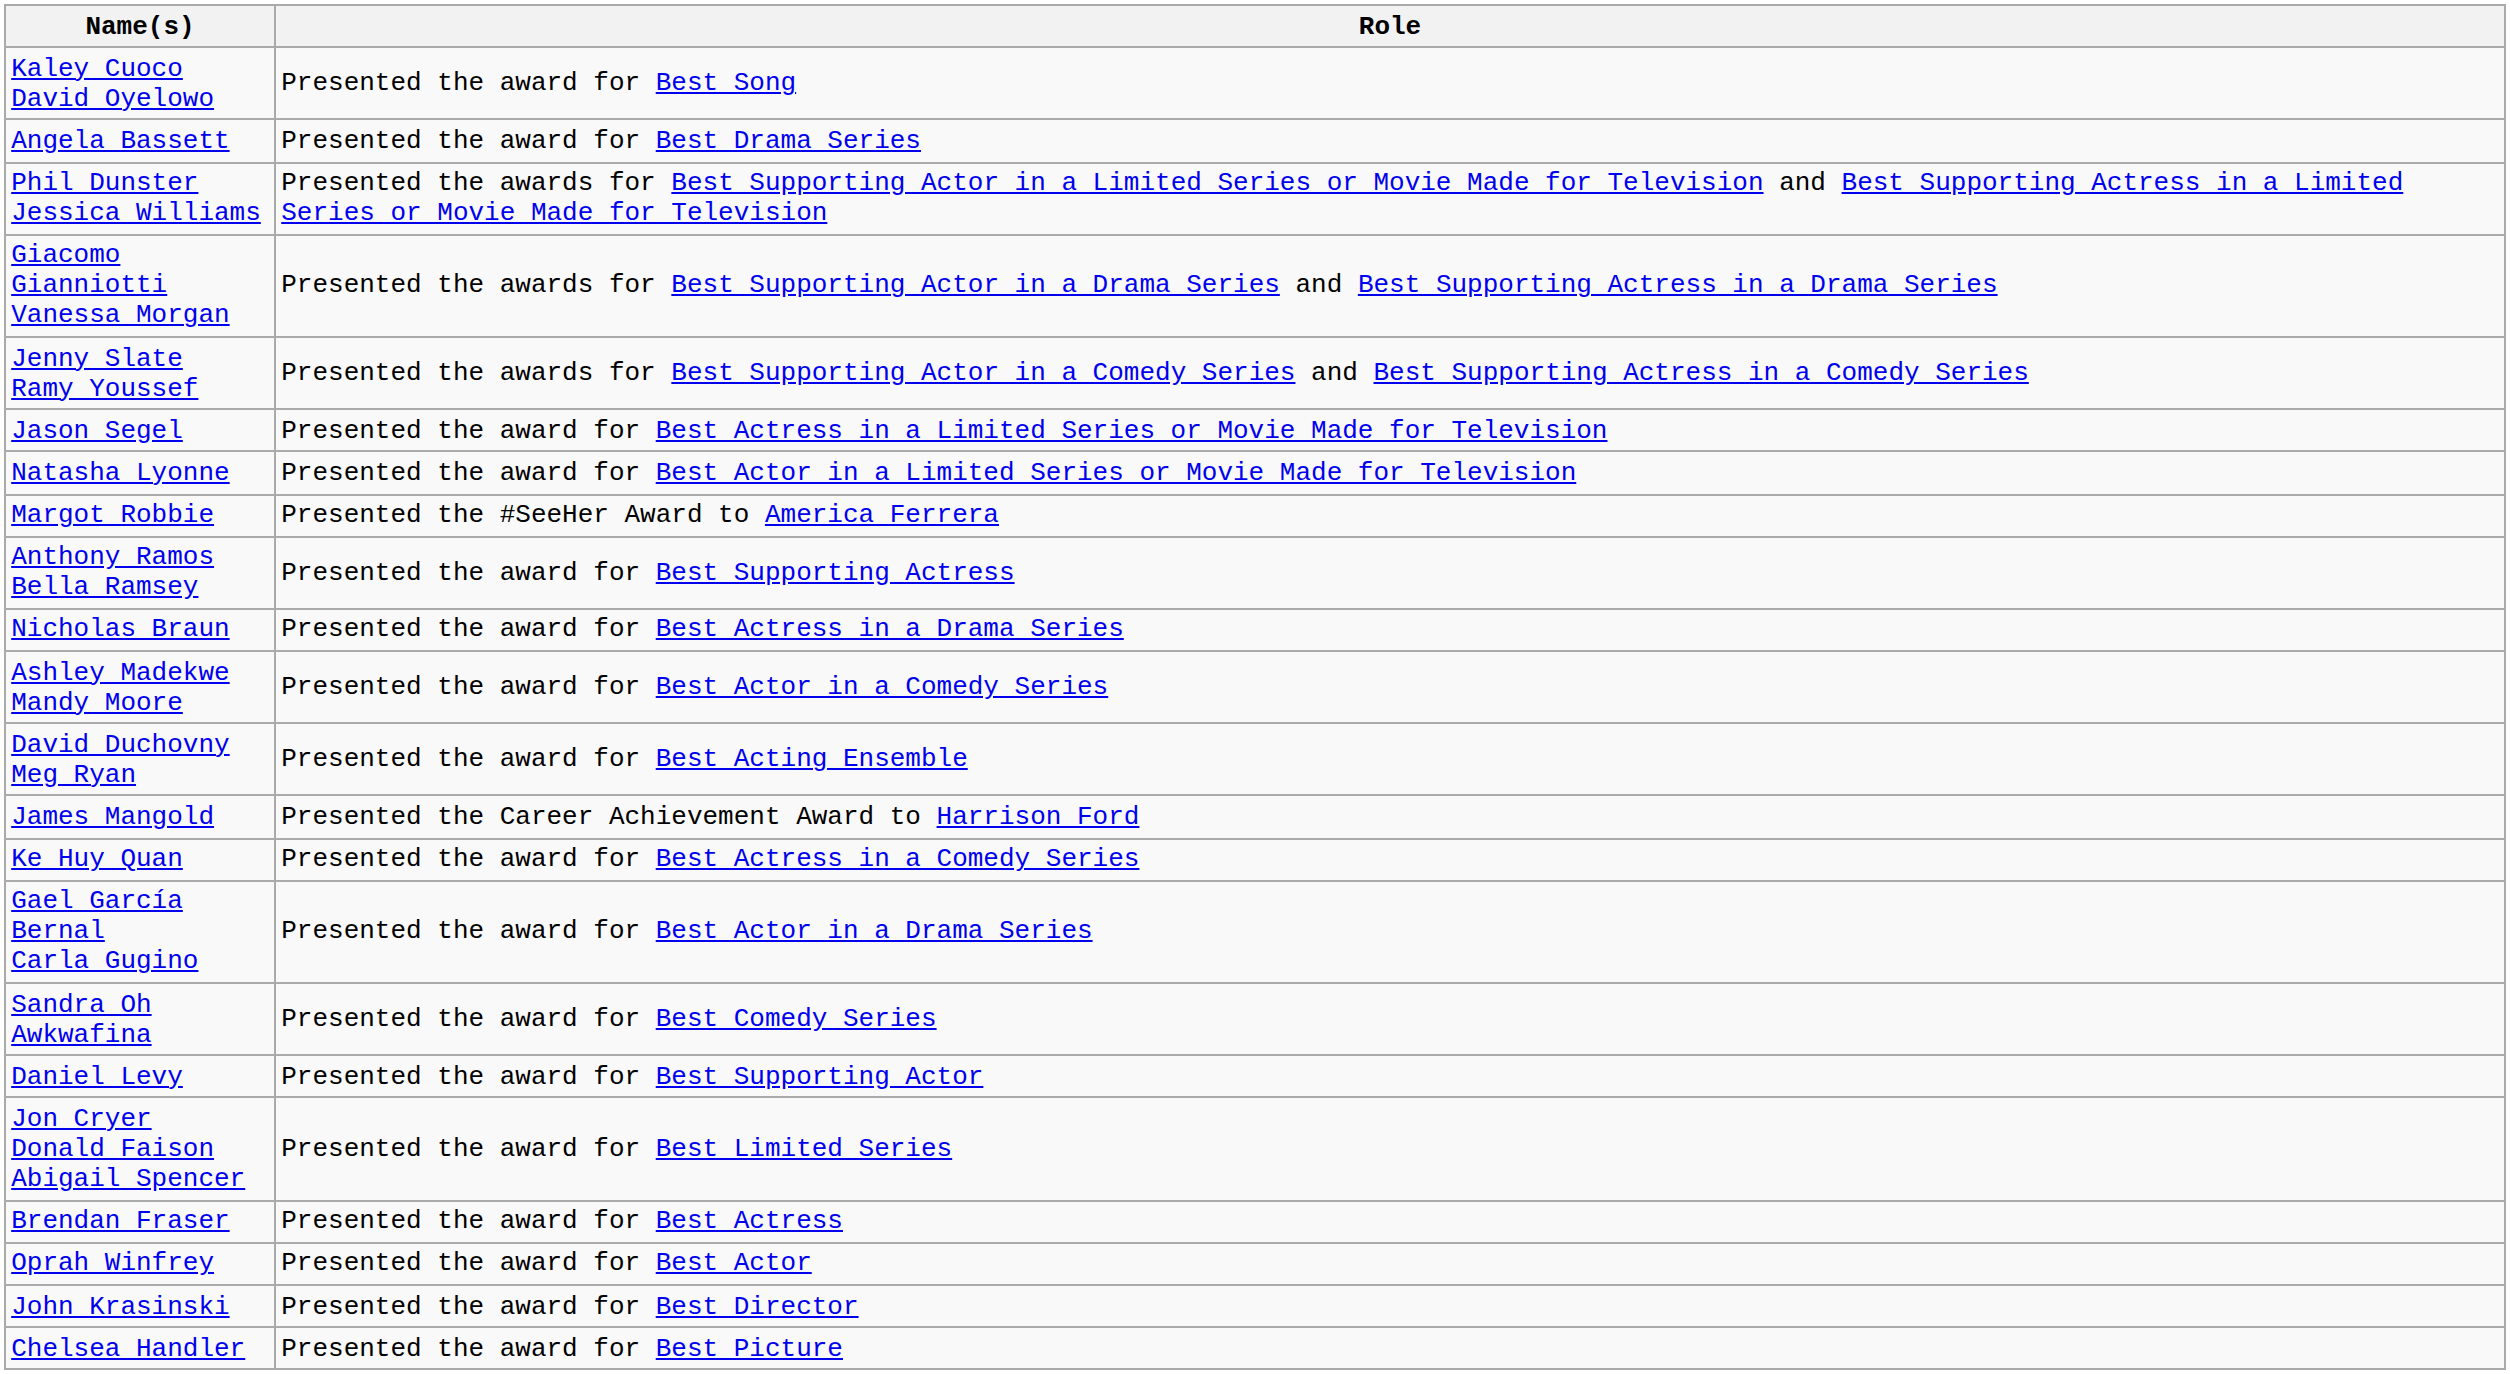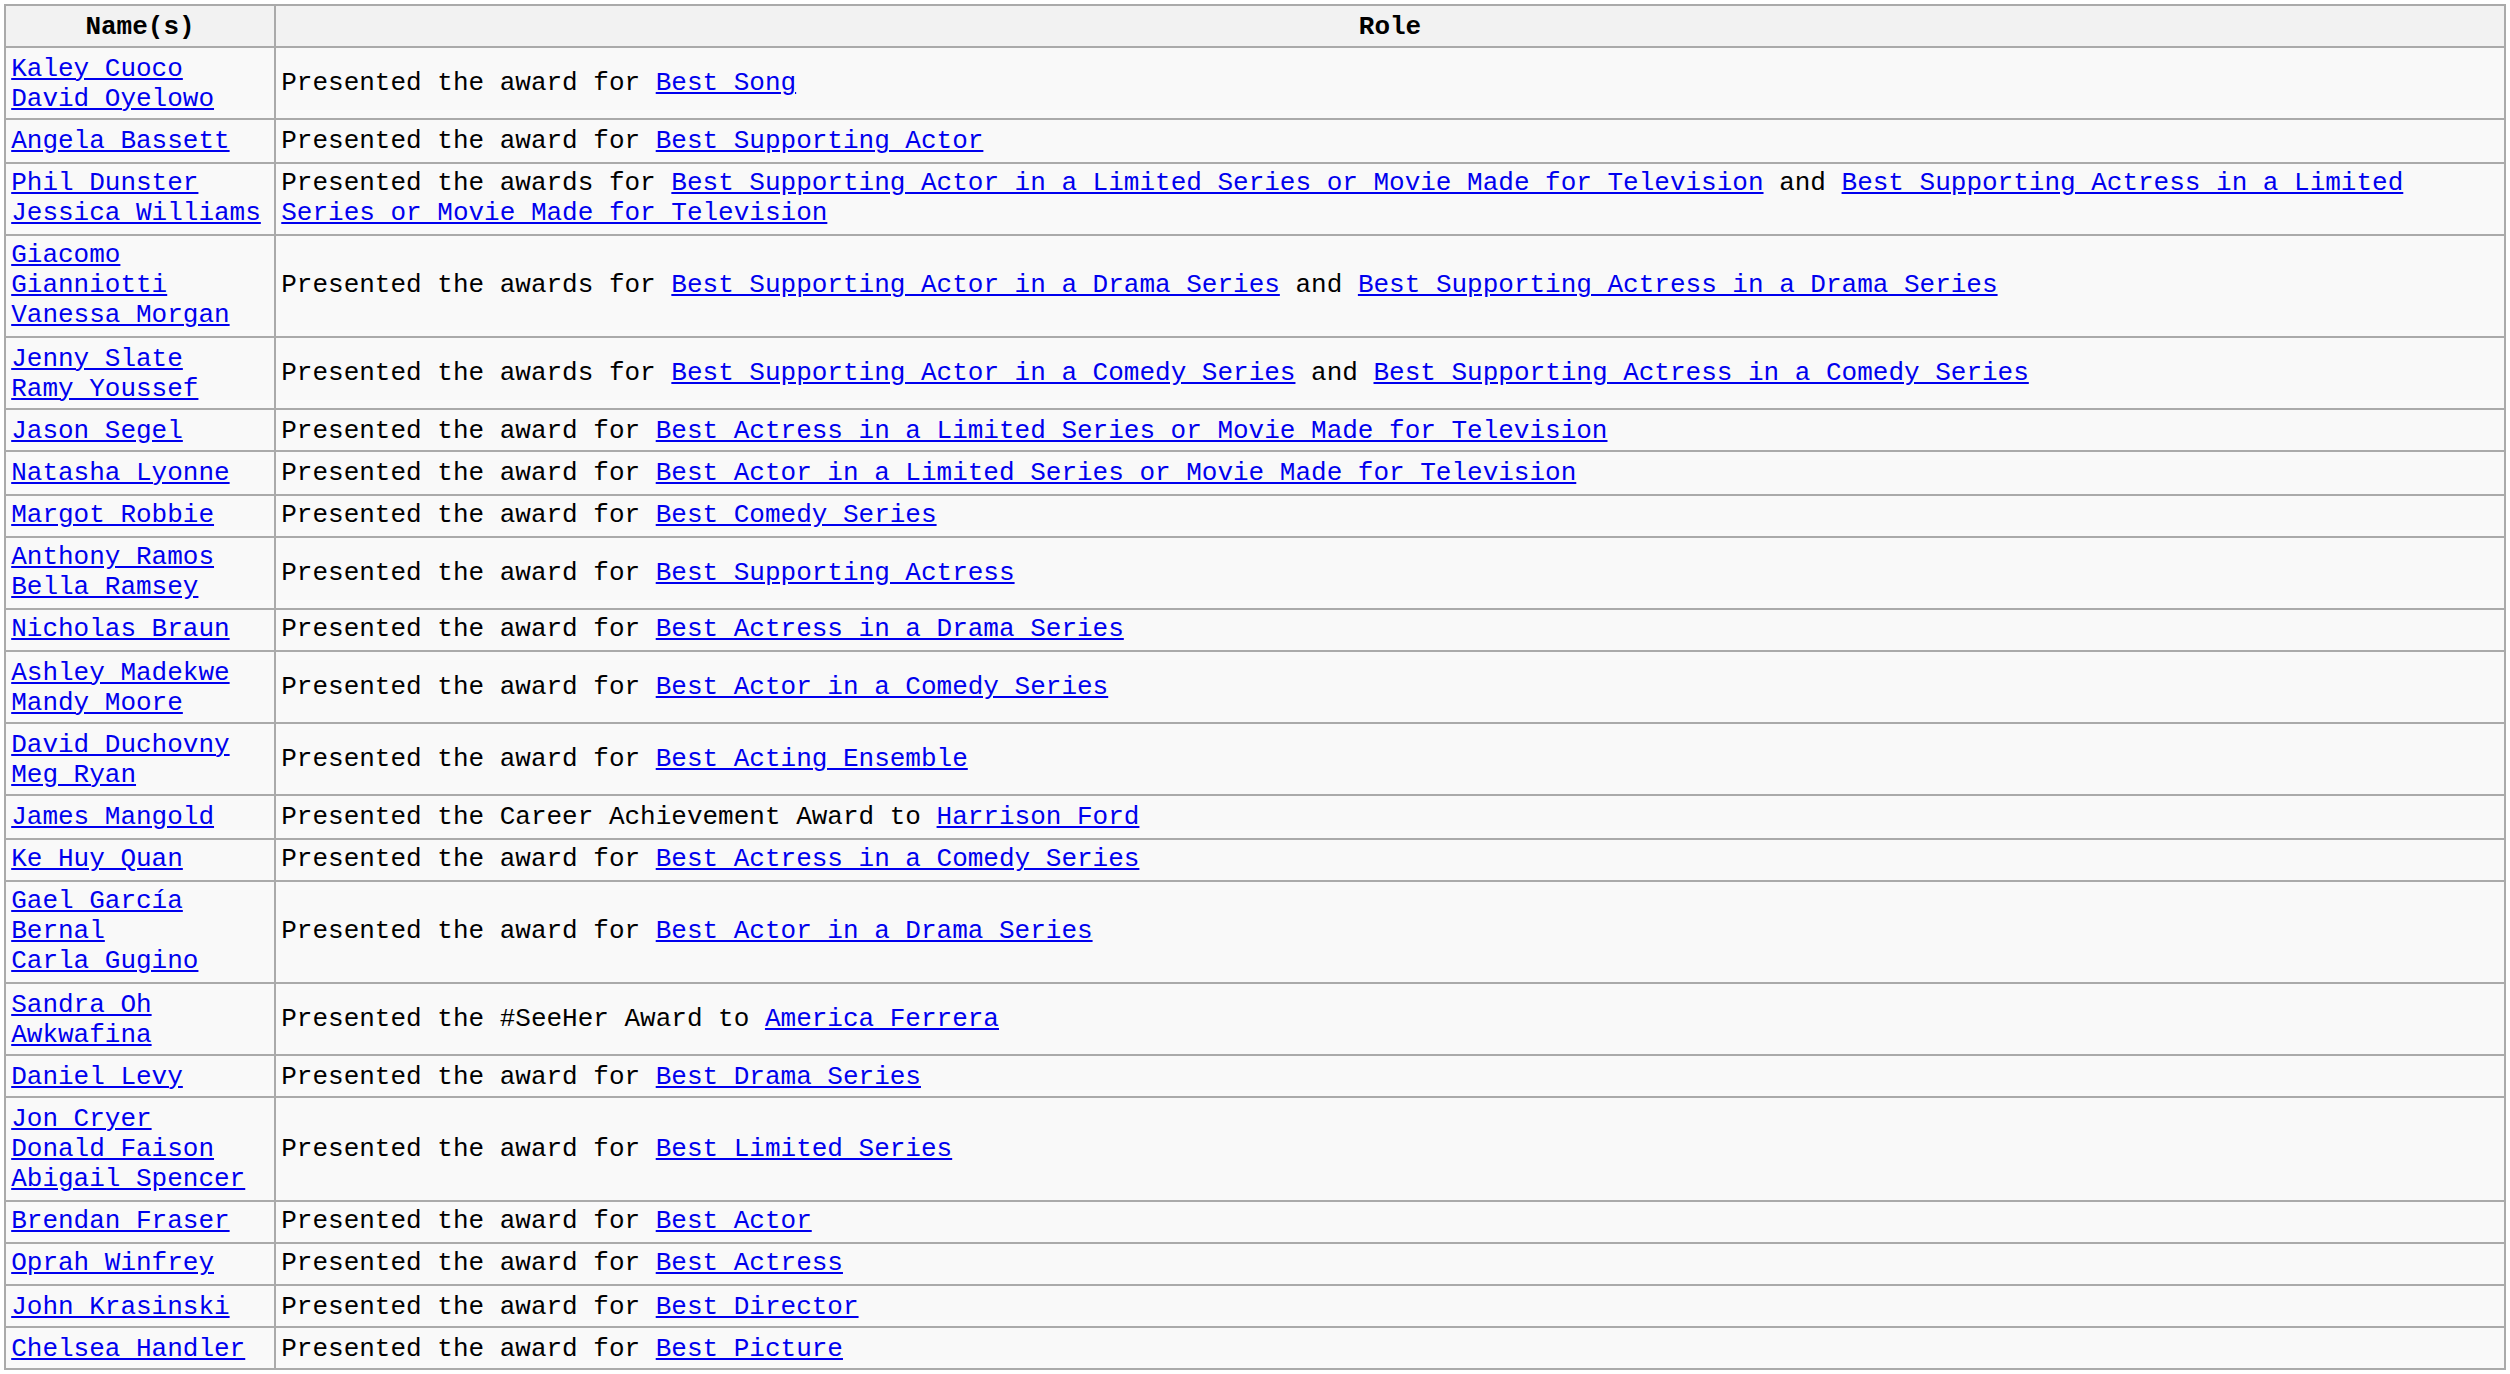(601, 141) Presented the award for Best Drama Series -> (632, 141) Presented the award for Best Supporting Actor
(640, 515) Presented the #SeeHer Award to America Ferrera -> (609, 515) Presented the award for Best Comedy Series
(609, 1019) Presented the award for Best Comedy Series -> (640, 1019) Presented the #SeeHer Award to America Ferrera
(632, 1077) Presented the award for Best Supporting Actor -> (601, 1077) Presented the award for Best Drama Series
(562, 1221) Presented the award for Best Actress -> (546, 1221) Presented the award for Best Actor
(546, 1264) Presented the award for Best Actor -> (562, 1264) Presented the award for Best Actress
